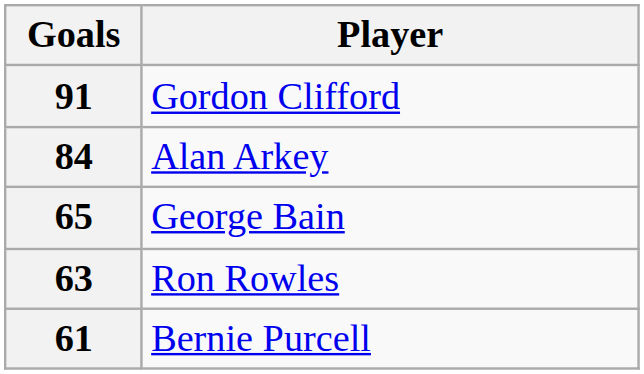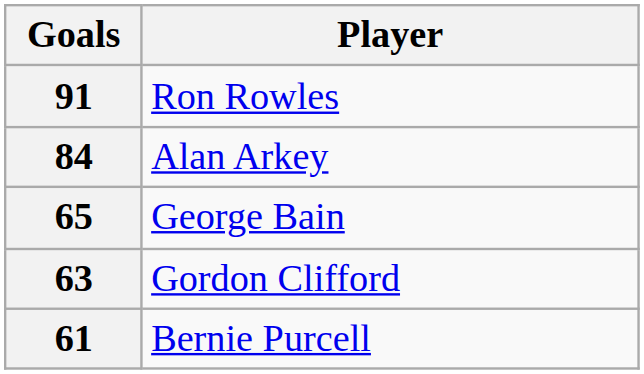(276, 95) Gordon Clifford -> (245, 95) Ron Rowles
(245, 277) Ron Rowles -> (276, 277) Gordon Clifford
